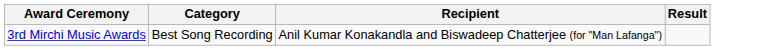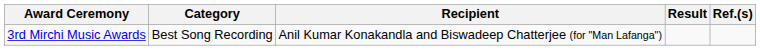+ column: (733, 14)
